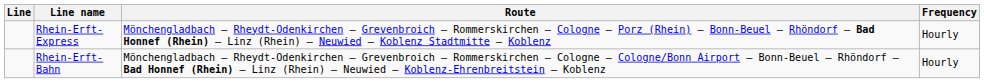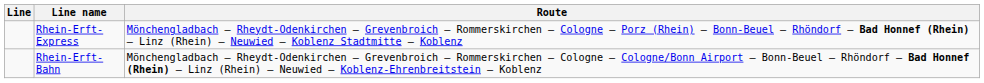- column: (949, 13)
